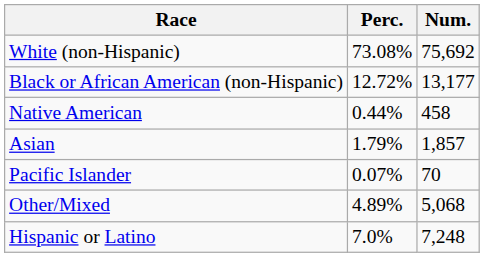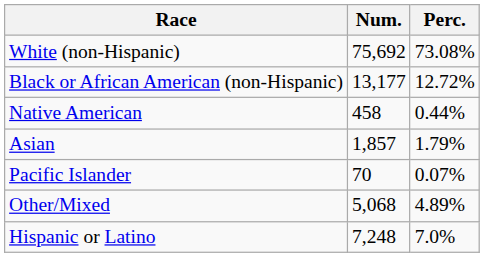columns swapped: (448, 19) <-> (382, 19)
